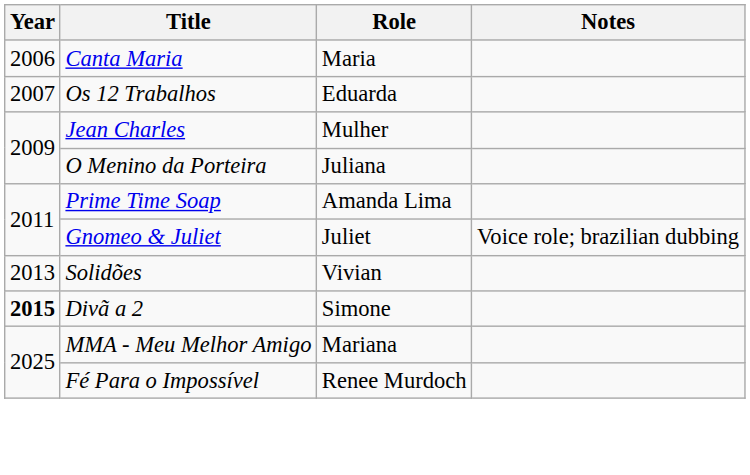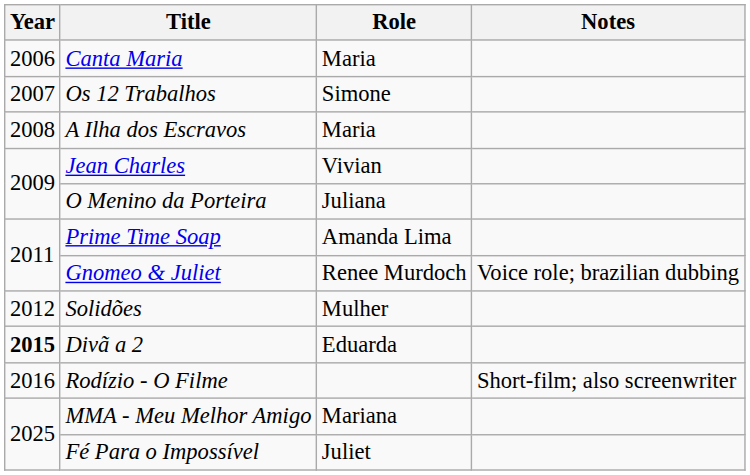(359, 93) Eduarda -> (356, 93) Simone
+ row: (156, 129)
(355, 129) Mulher -> (352, 165) Vivian
(346, 237) Juliet -> (394, 272) Renee Murdoch
(32, 272) 2013 -> (32, 308) 2012
(352, 272) Vivian -> (355, 308) Mulher
(356, 308) Simone -> (359, 344) Eduarda
+ row: (147, 380)
(394, 380) Renee Murdoch -> (346, 451) Juliet
